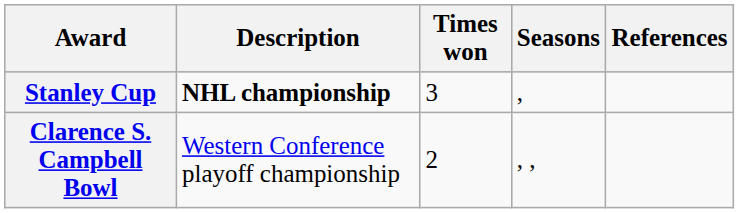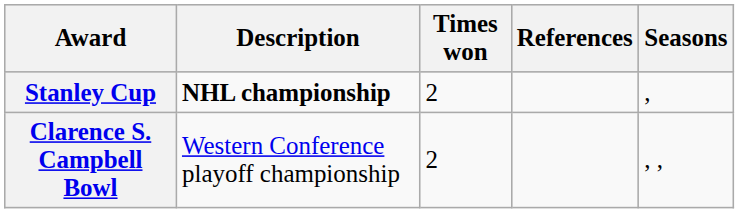columns swapped: (558, 38) <-> (670, 38)
(432, 91) 3 -> (432, 91) 2
